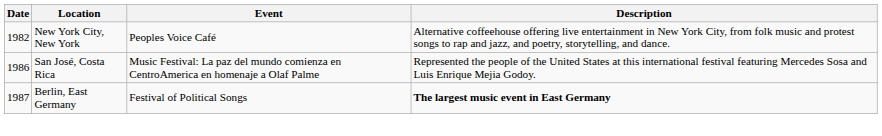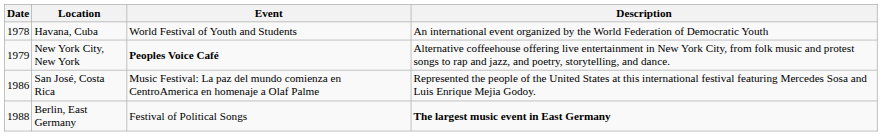+ row: (66, 31)
(18, 37) 1982 -> (18, 55) 1979
(173, 37) normal -> (174, 55) bold
(18, 98) 1987 -> (18, 115) 1988
